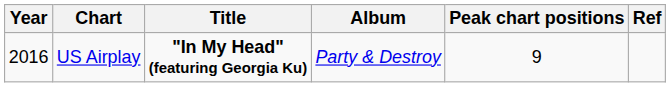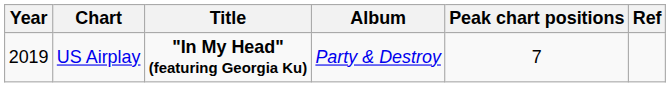(29, 57) 2016 -> (29, 57) 2019
(537, 57) 9 -> (537, 57) 7
